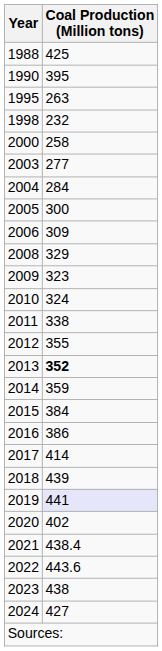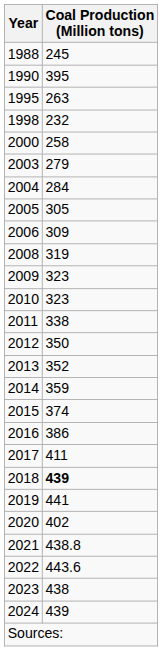(57, 53) 425 -> (57, 53) 245
(57, 165) 277 -> (57, 165) 279
(57, 210) 300 -> (57, 210) 305
(57, 254) 329 -> (57, 254) 319
(57, 299) 324 -> (57, 299) 323
(57, 344) 355 -> (57, 344) 350
(57, 366) bold -> (57, 366) normal
(57, 411) 384 -> (57, 411) 374
(57, 455) 414 -> (57, 455) 411
(57, 478) normal -> (57, 478) bold
(57, 500) lavender background -> (57, 500) no background
(63, 545) 438.4 -> (63, 545) 438.8
(57, 612) 427 -> (57, 612) 439
